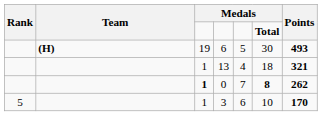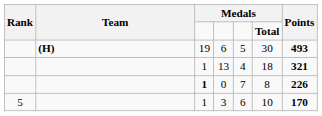(267, 84) bold -> (267, 84) normal
(299, 84) 262 -> (299, 84) 226
